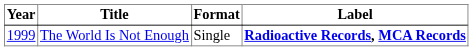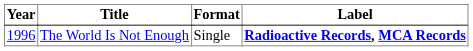(21, 35) 1999 -> (21, 35) 1996
